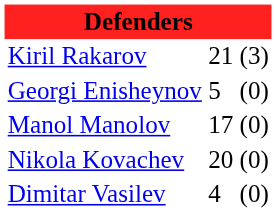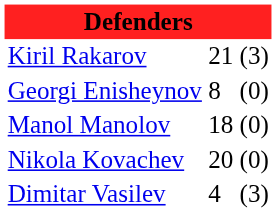(214, 90) 5 -> (214, 90) 8
(221, 125) 17 -> (221, 125) 18
(254, 194) (0) -> (254, 194) (3)
